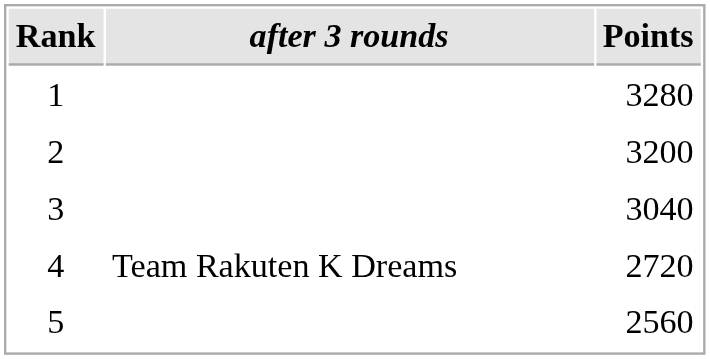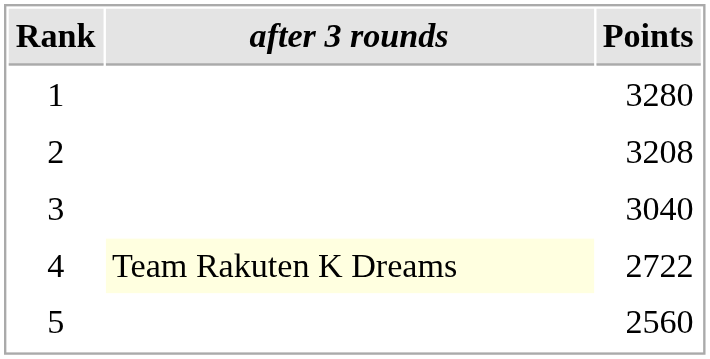(660, 151) 3200 -> (660, 151) 3208
(285, 265) no background -> (285, 265) lightyellow background
(660, 265) 2720 -> (660, 265) 2722
